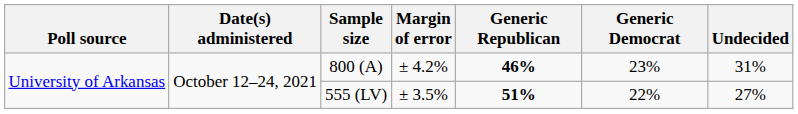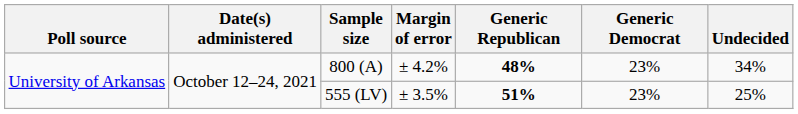(519, 66) 46% -> (519, 66) 48%
(750, 66) 31% -> (750, 66) 34%
(645, 95) 22% -> (645, 95) 23%
(750, 95) 27% -> (750, 95) 25%
